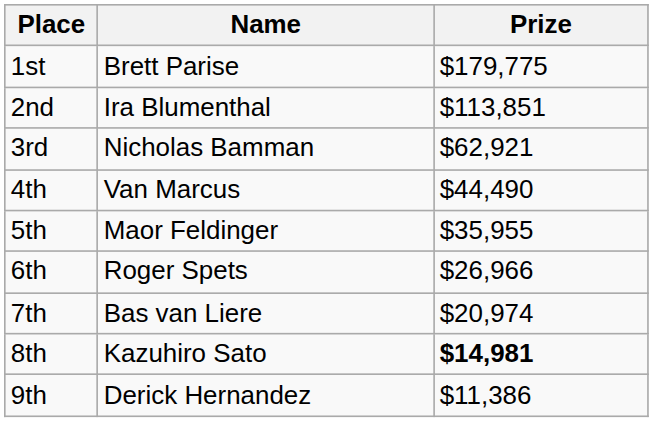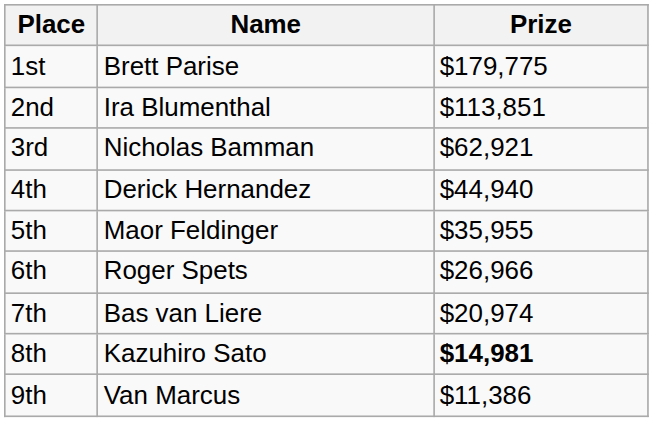(172, 189) Van Marcus -> (207, 189) Derick Hernandez
(487, 189) $44,490 -> (487, 189) $44,940
(207, 395) Derick Hernandez -> (172, 395) Van Marcus
